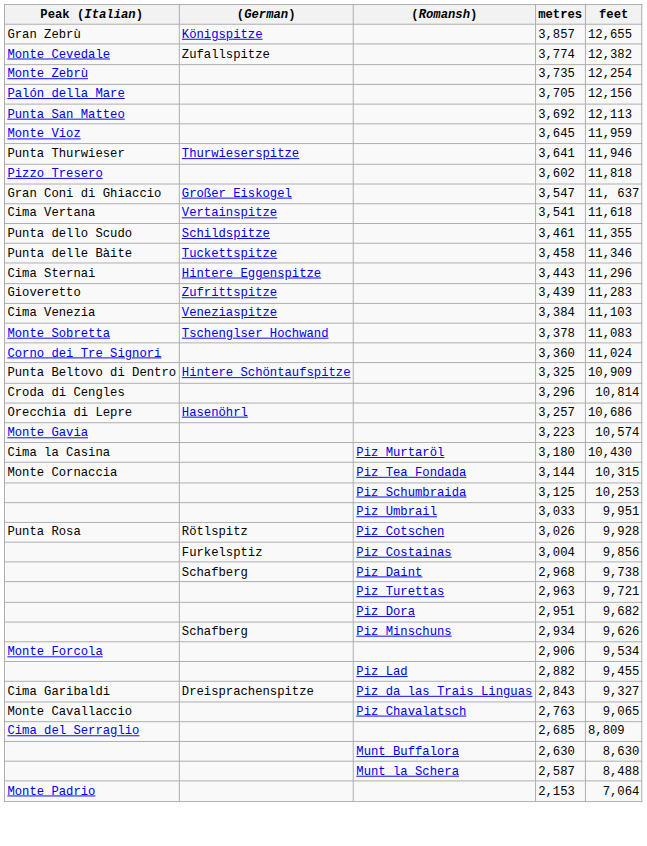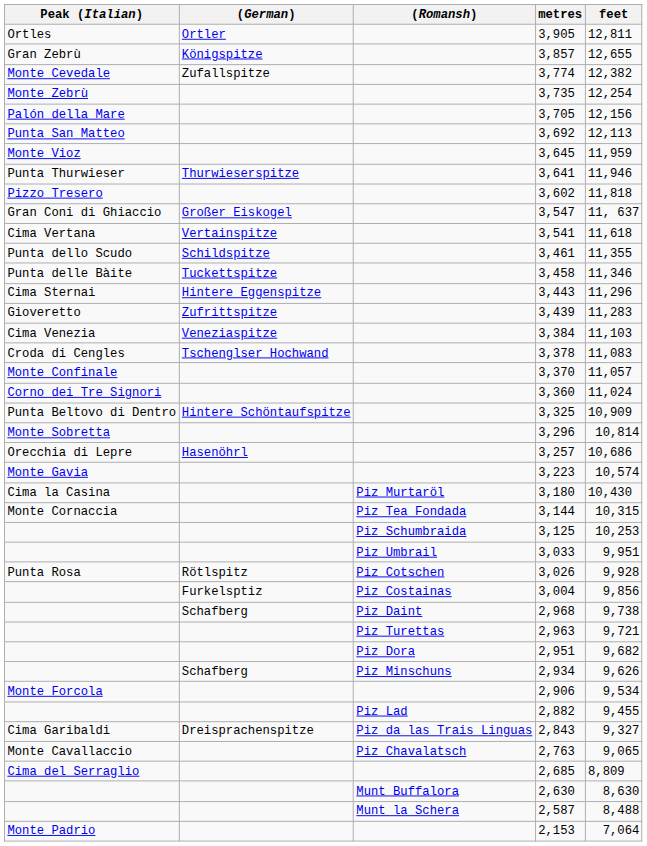+ row: (557, 34)
(59, 333) Monte Sobretta -> (66, 353) Croda di Cengles
+ row: (557, 373)
(66, 393) Croda di Cengles -> (59, 433) Monte Sobretta
